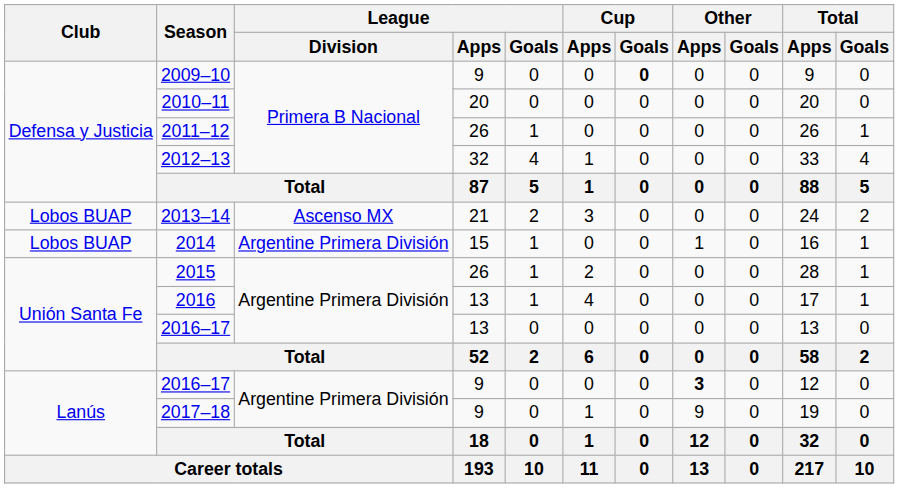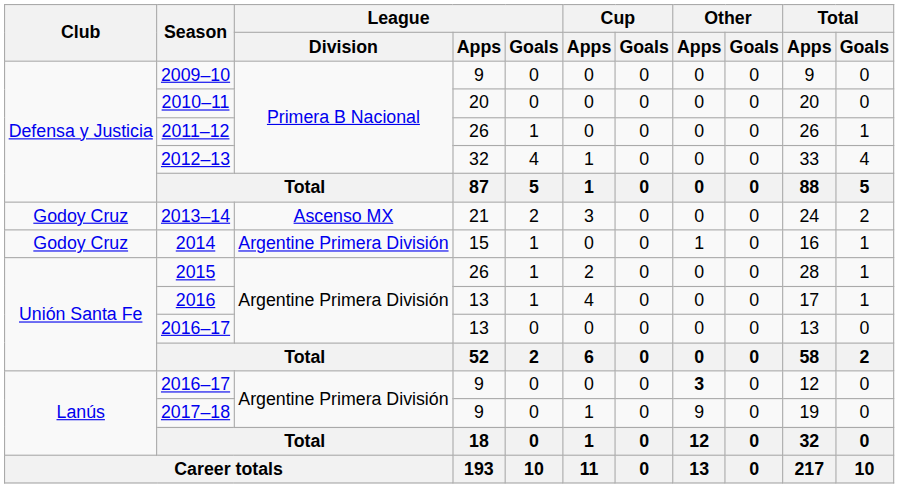(644, 74) bold -> (644, 74) normal
(81, 215) Lobos BUAP -> (81, 215) Godoy Cruz
(81, 243) Lobos BUAP -> (81, 243) Godoy Cruz
